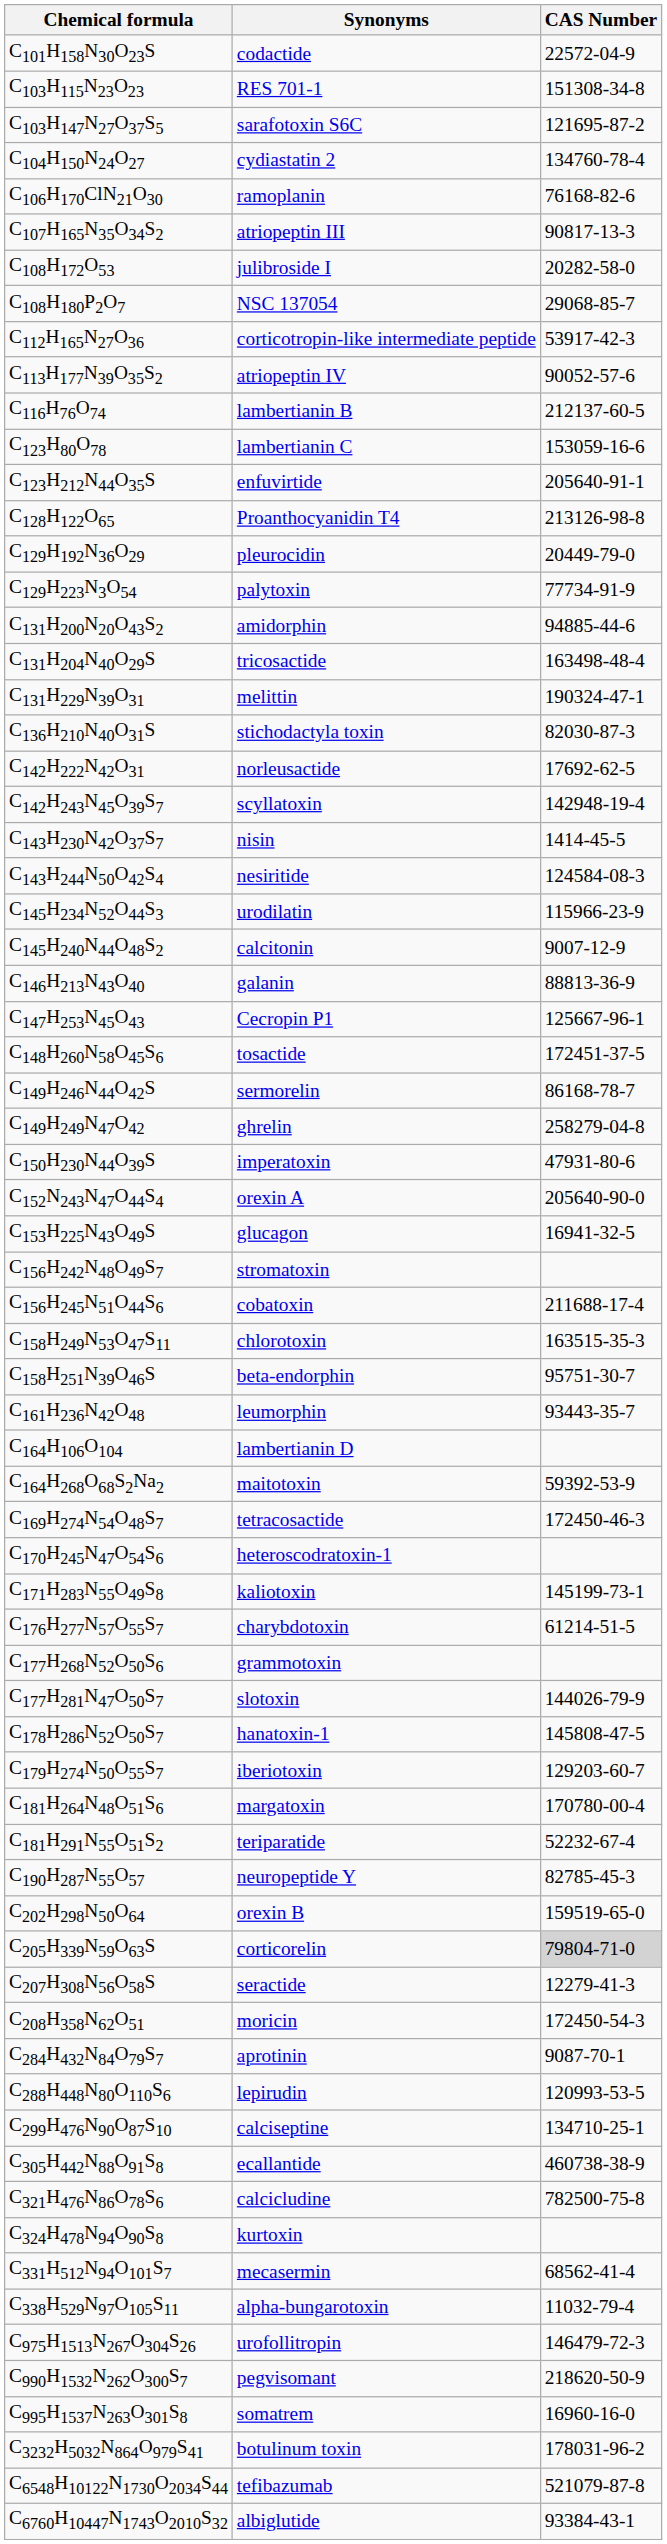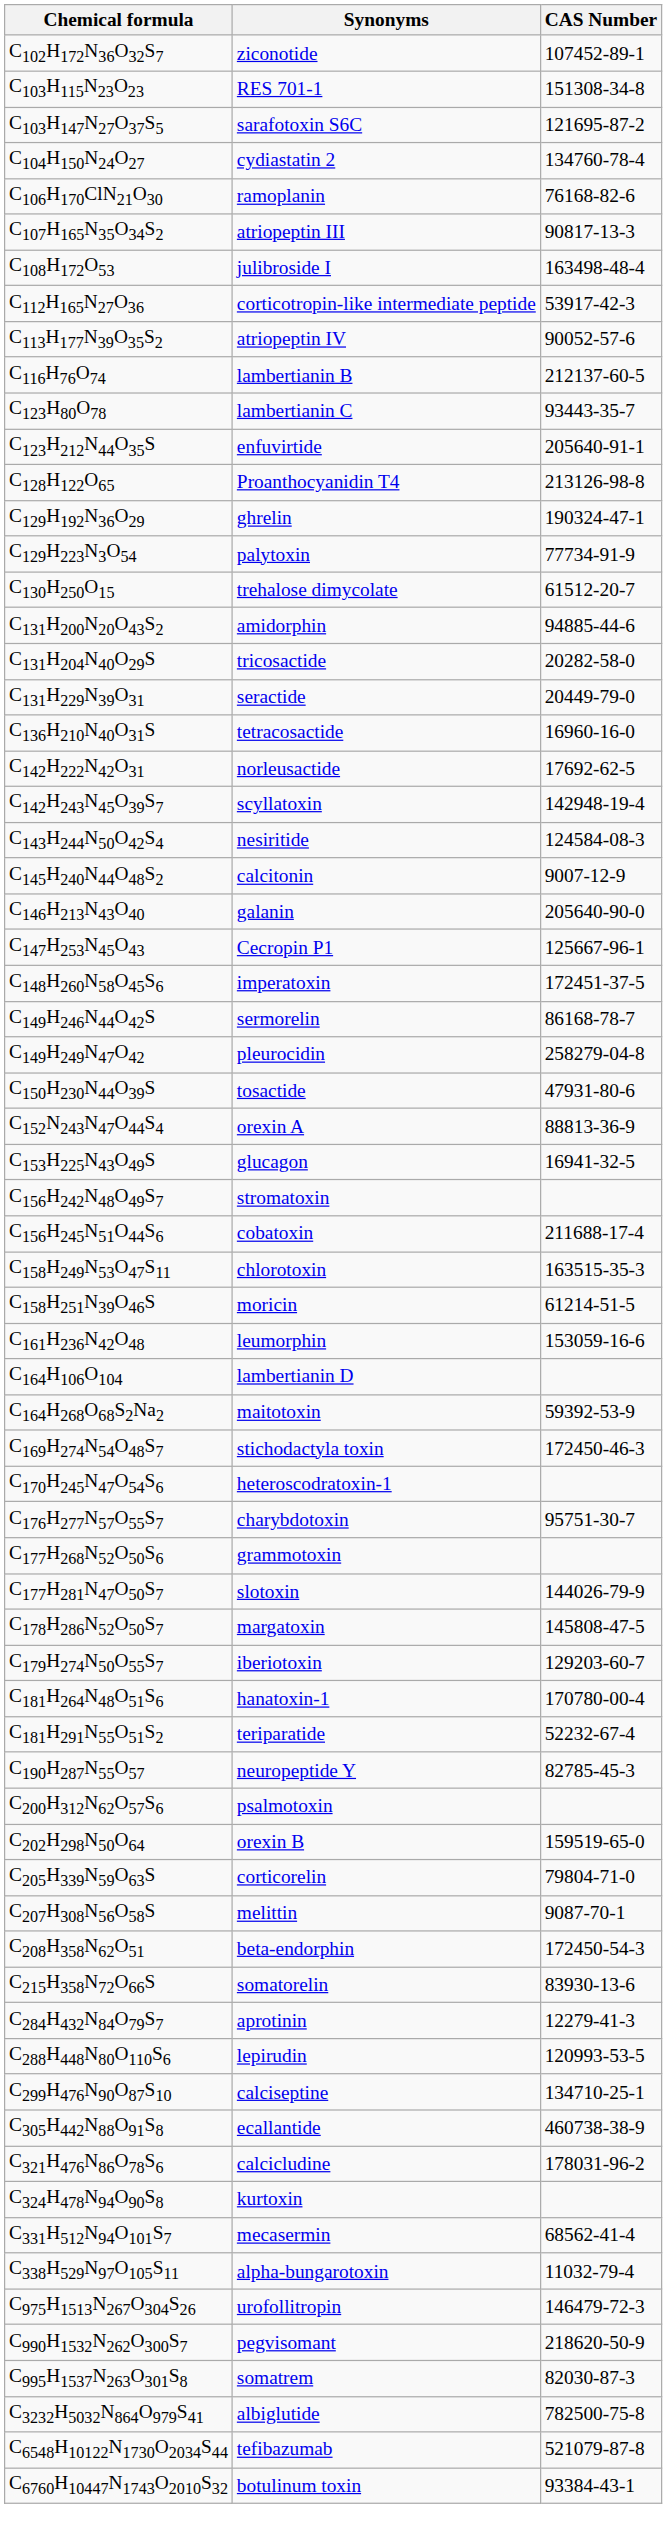- row: (82, 53)
+ row: (86, 53)
(590, 267) 20282-58-0 -> (595, 267) 163498-48-4
- row: (67, 303)
(595, 446) 153059-16-6 -> (590, 410) 93443-35-7
(281, 553) pleurocidin -> (264, 518) ghrelin
(590, 553) 20449-79-0 -> (595, 518) 190324-47-1
+ row: (62, 589)
(595, 661) 163498-48-4 -> (590, 661) 20282-58-0
(267, 696) melittin -> (271, 696) seractide
(595, 696) 190324-47-1 -> (590, 696) 20449-79-0
(310, 732) stichodactyla toxin -> (290, 732) tetracosactide
(590, 732) 82030-87-3 -> (590, 732) 16960-16-0
- row: (86, 840)
- row: (86, 911)
(590, 983) 88813-36-9 -> (595, 911) 205640-90-0
(271, 1054) tosactide -> (284, 983) imperatoxin
(264, 1126) ghrelin -> (281, 1054) pleurocidin
(284, 1161) imperatoxin -> (271, 1090) tosactide
(595, 1197) 205640-90-0 -> (590, 1126) 88813-36-9
(295, 1376) beta-endorphin -> (267, 1305) moricin
(590, 1376) 95751-30-7 -> (590, 1305) 61214-51-5
(590, 1412) 93443-35-7 -> (595, 1340) 153059-16-6
(290, 1519) tetracosactide -> (310, 1448) stichodactyla toxin
- row: (86, 1591)
(590, 1626) 61214-51-5 -> (590, 1519) 95751-30-7
(283, 1734) hanatoxin-1 -> (281, 1626) margatoxin
(281, 1805) margatoxin -> (283, 1698) hanatoxin-1
+ row: (86, 1805)
(590, 1948) lightgrey background -> (590, 1877) no background
(271, 1984) seractide -> (267, 1913) melittin
(590, 1984) 12279-41-3 -> (585, 1913) 9087-70-1
(267, 2020) moricin -> (295, 1948) beta-endorphin
+ row: (82, 1984)
(585, 2056) 9087-70-1 -> (590, 2020) 12279-41-3
(595, 2199) 782500-75-8 -> (595, 2163) 178031-96-2
(590, 2413) 16960-16-0 -> (590, 2378) 82030-87-3
(299, 2449) botulinum toxin -> (278, 2413) albiglutide
(595, 2449) 178031-96-2 -> (595, 2413) 782500-75-8
(278, 2521) albiglutide -> (299, 2485) botulinum toxin
